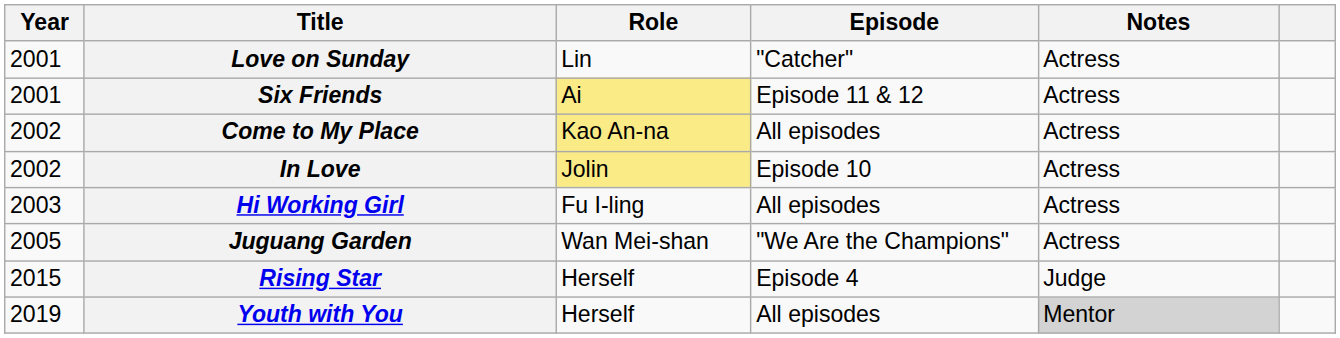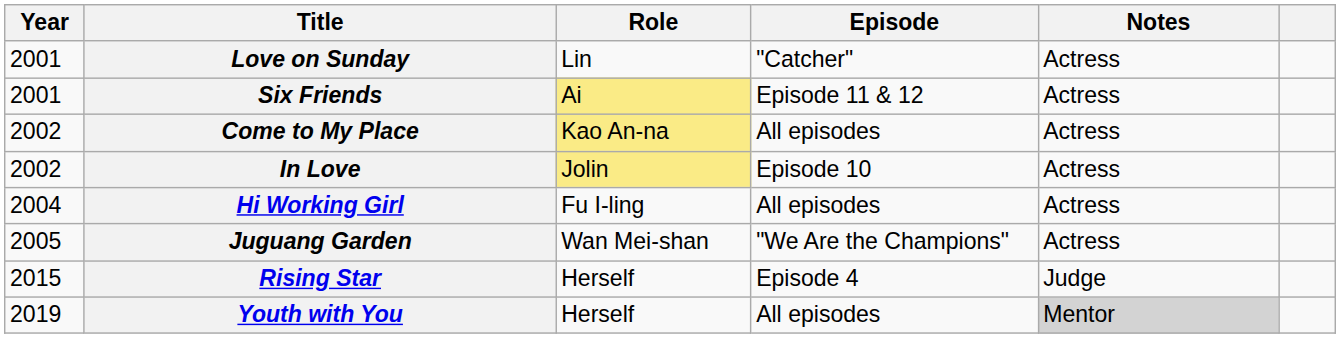(36, 205) 2003 -> (36, 205) 2004
